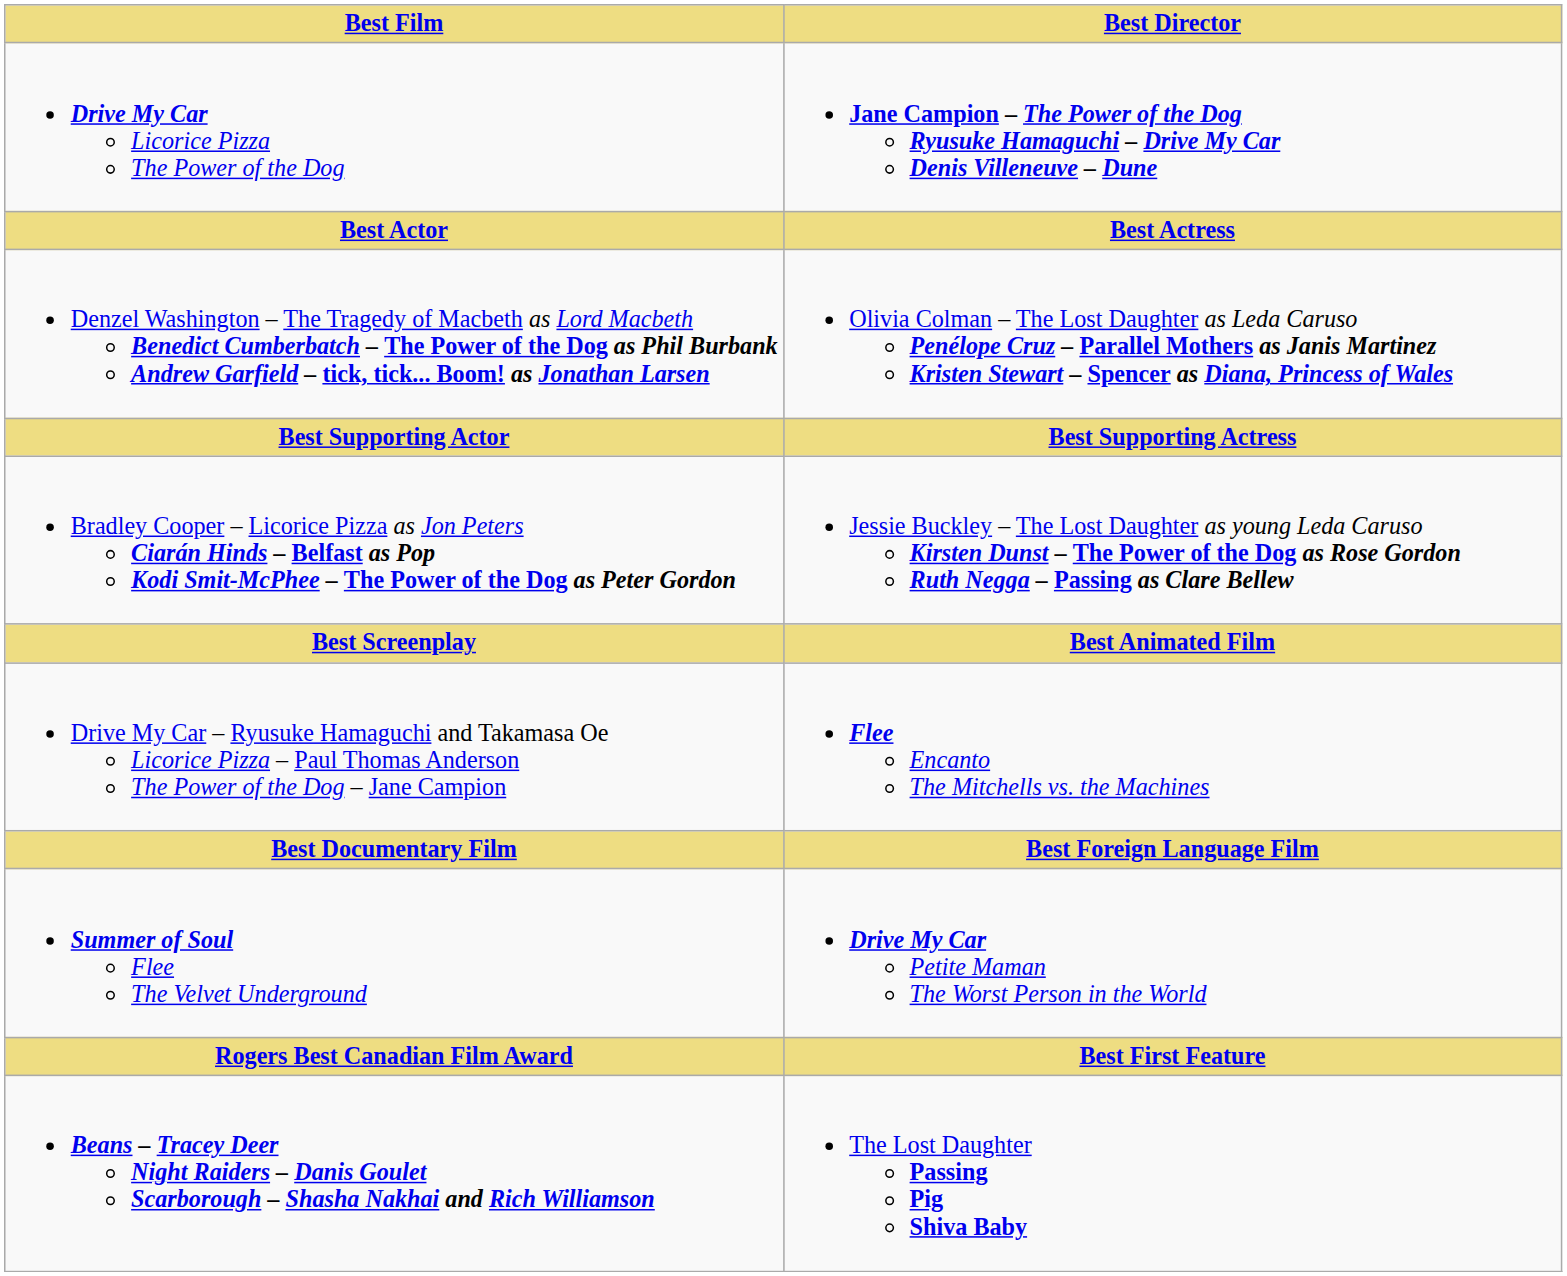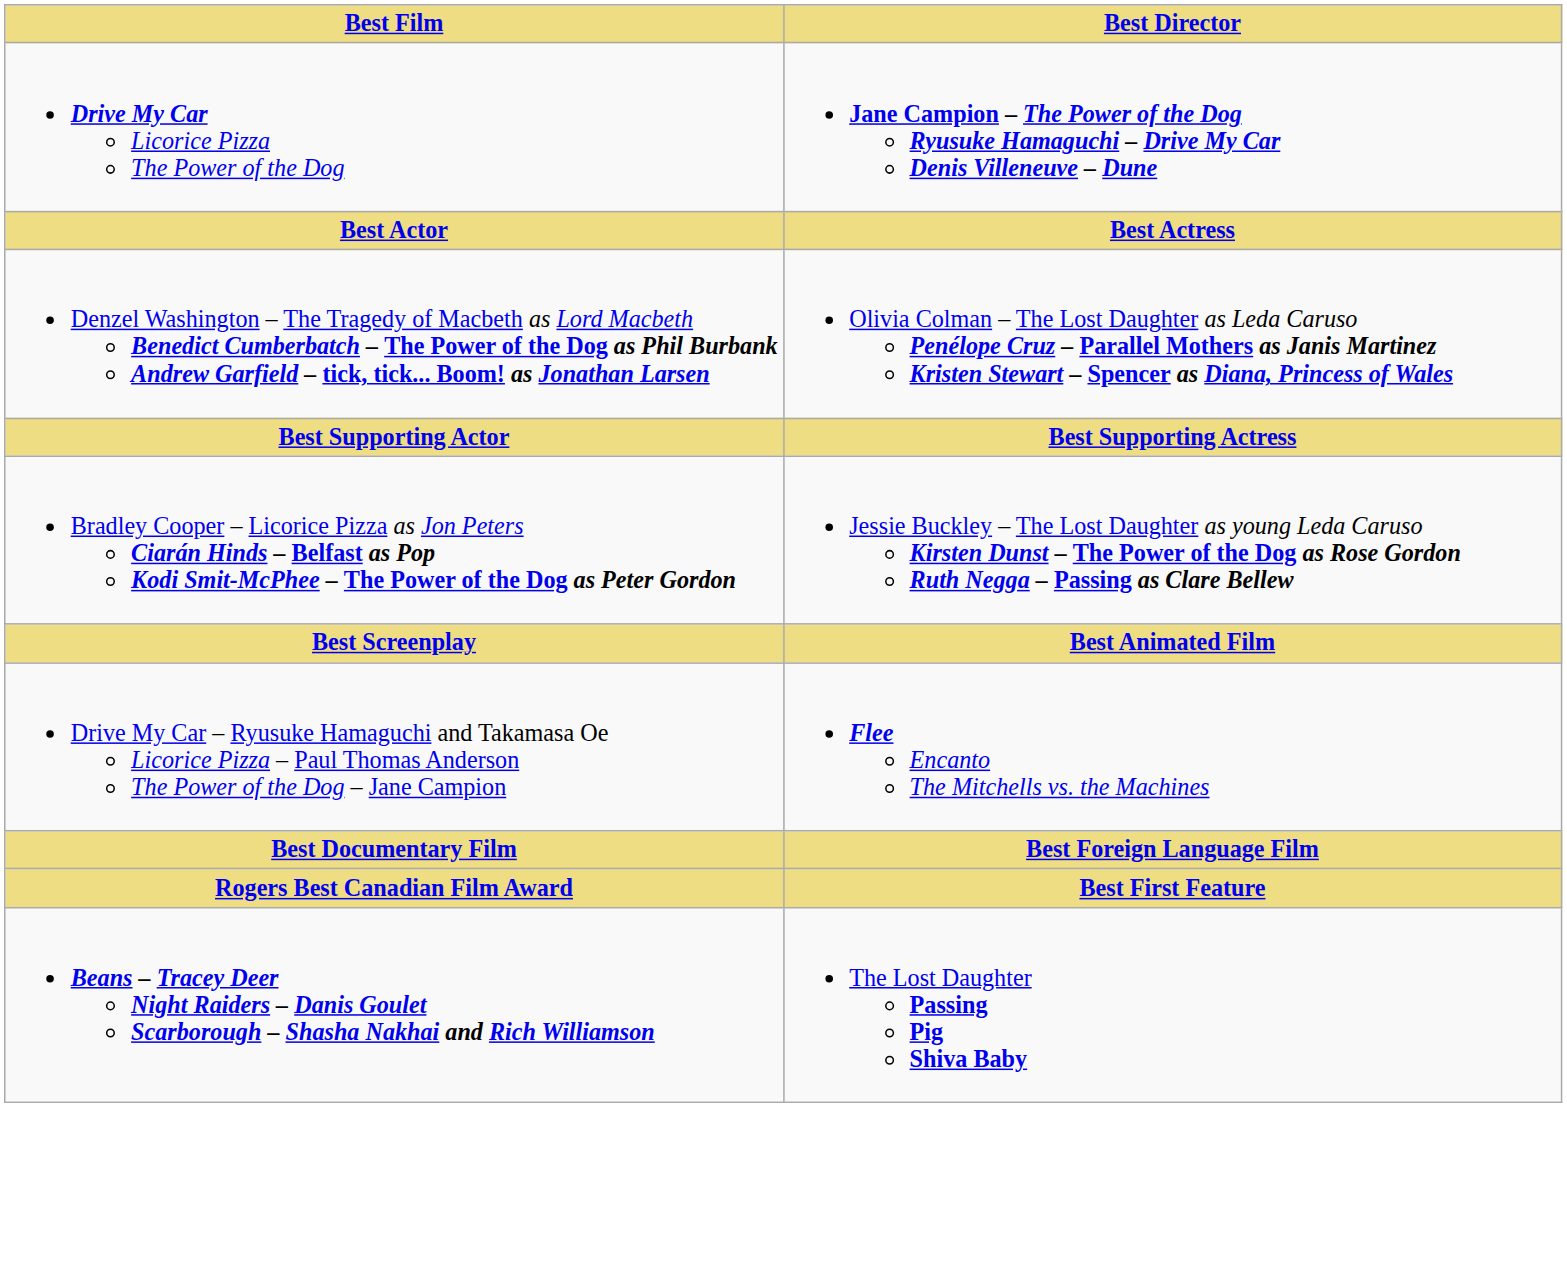- row: (394, 967)
